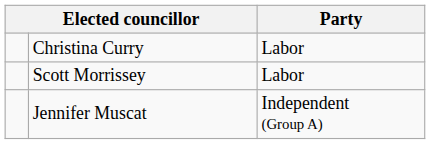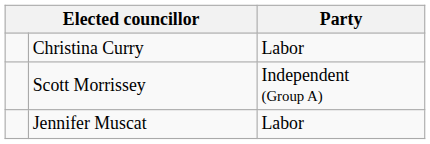(283, 75) Labor -> (305, 85) Independent (Group A)
(305, 113) Independent (Group A) -> (283, 123) Labor
